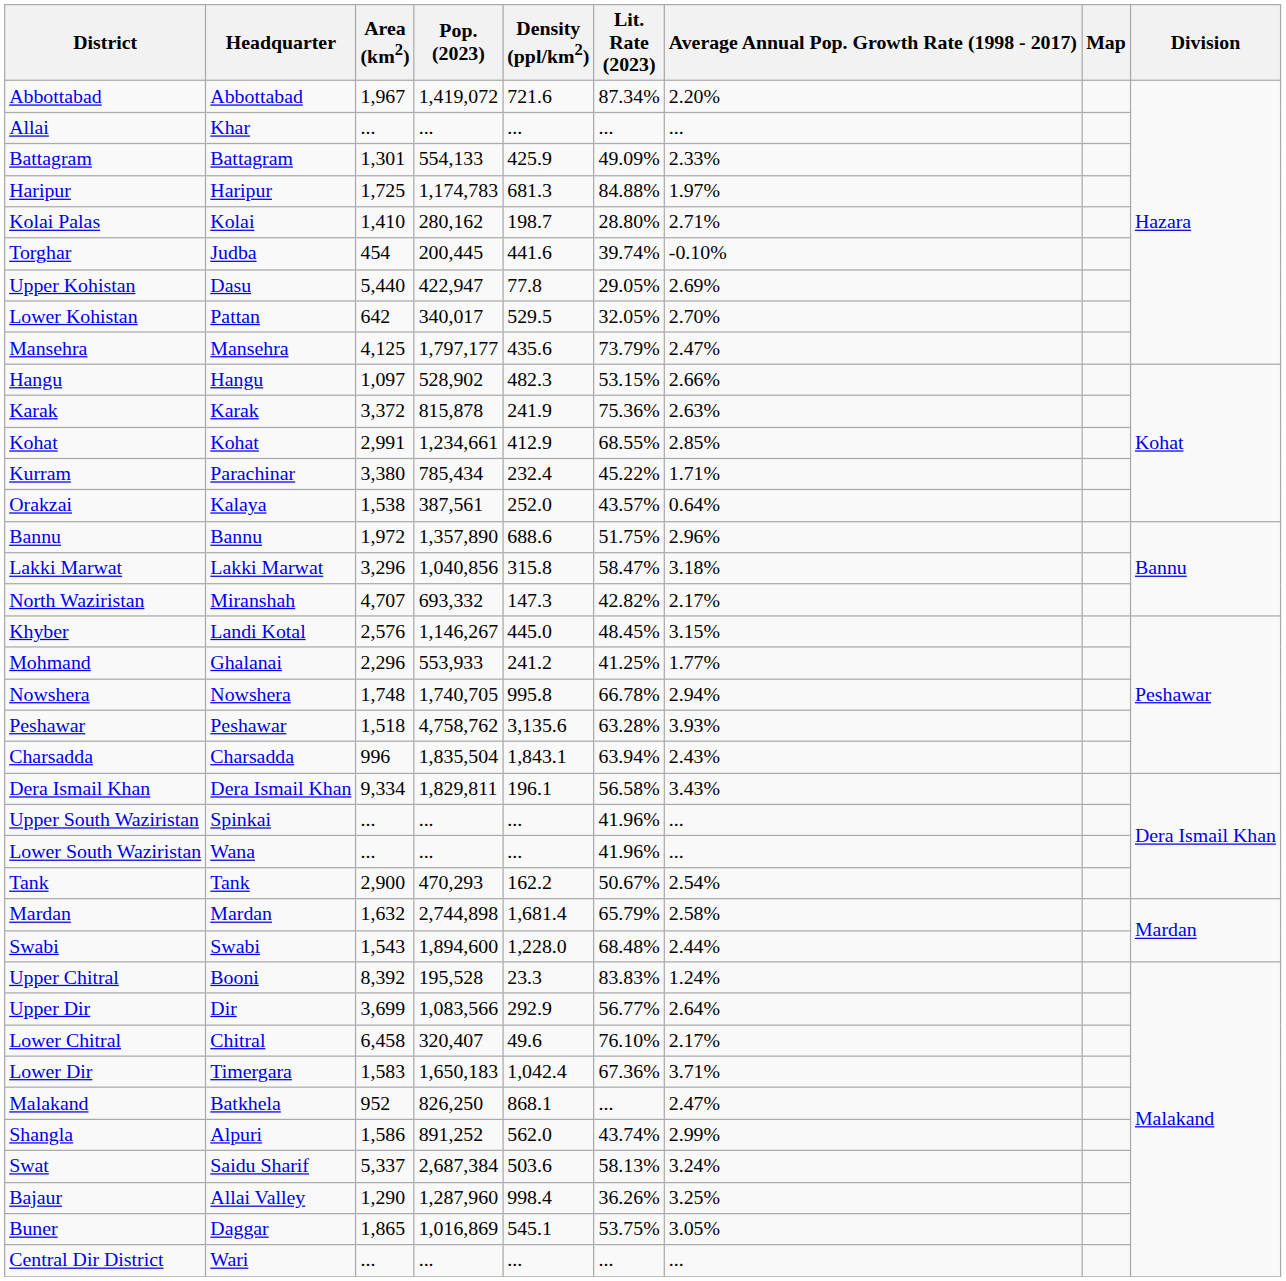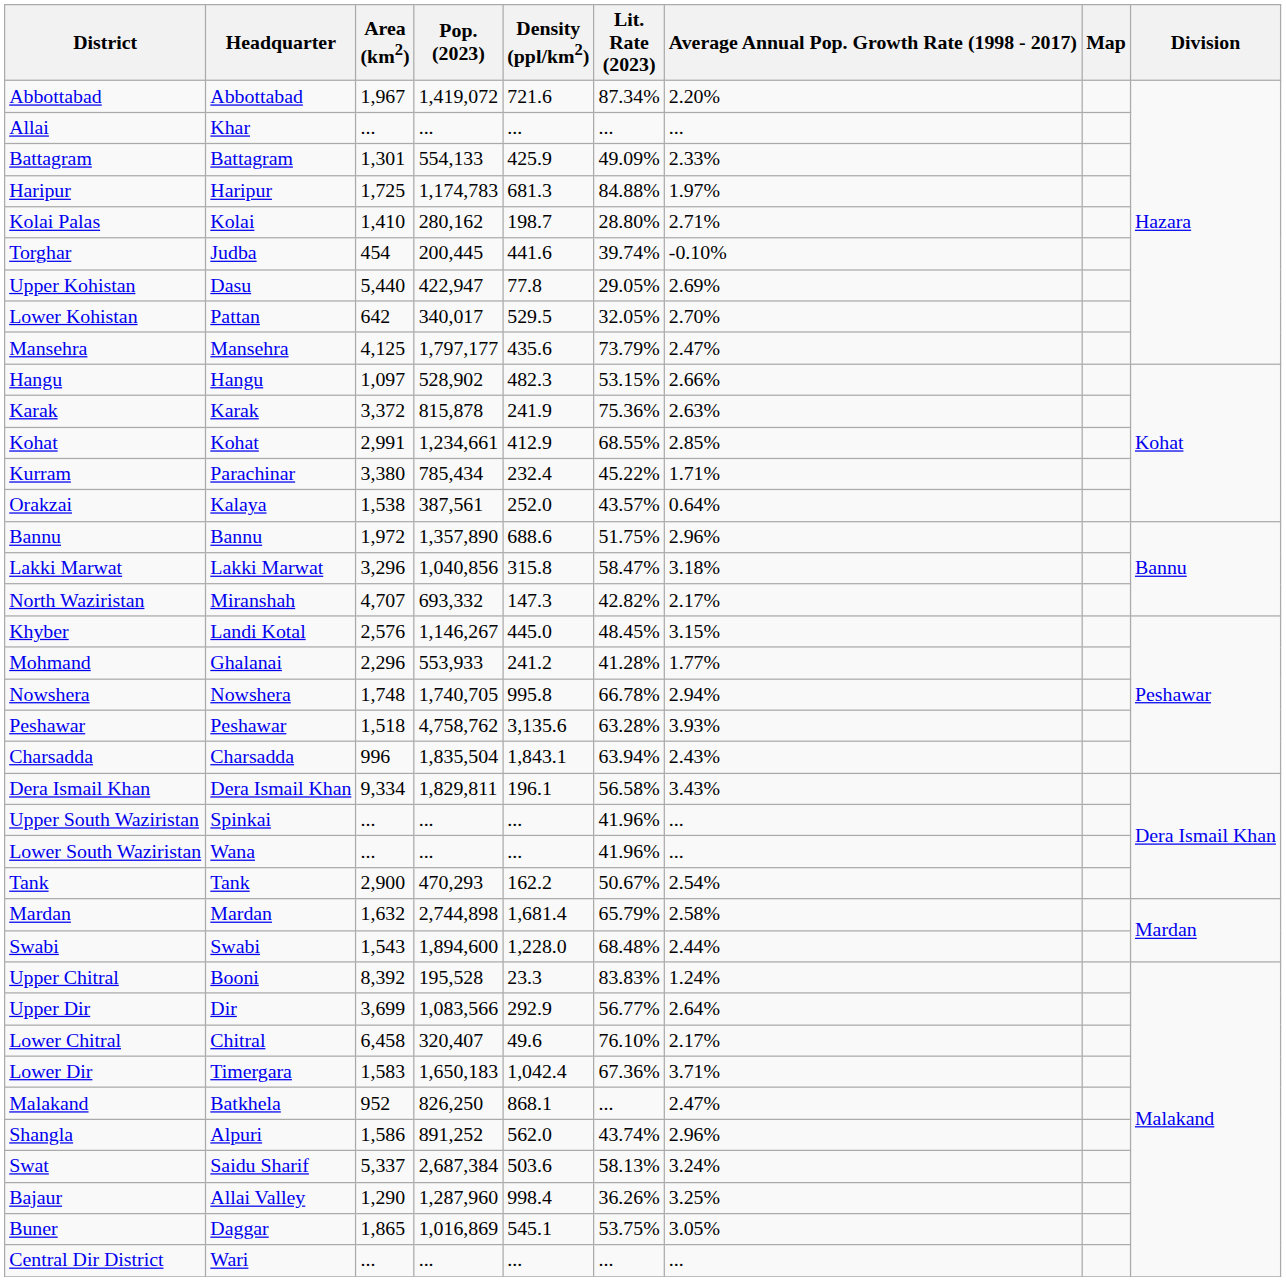(629, 662) 41.25% -> (629, 662) 41.28%
(694, 1134) 2.99% -> (694, 1134) 2.96%
